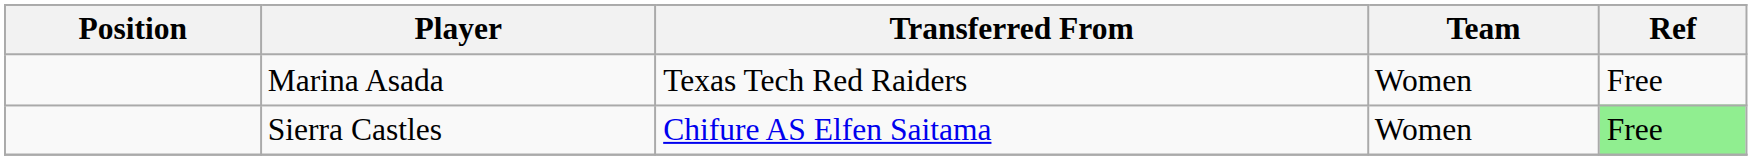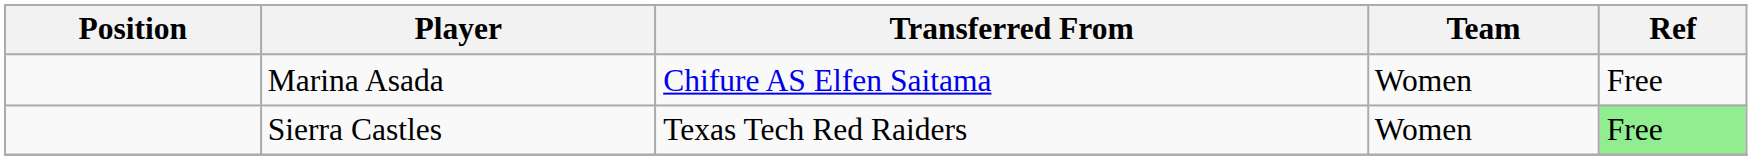(815, 79) Texas Tech Red Raiders -> (827, 79) Chifure AS Elfen Saitama
(827, 129) Chifure AS Elfen Saitama -> (815, 129) Texas Tech Red Raiders
